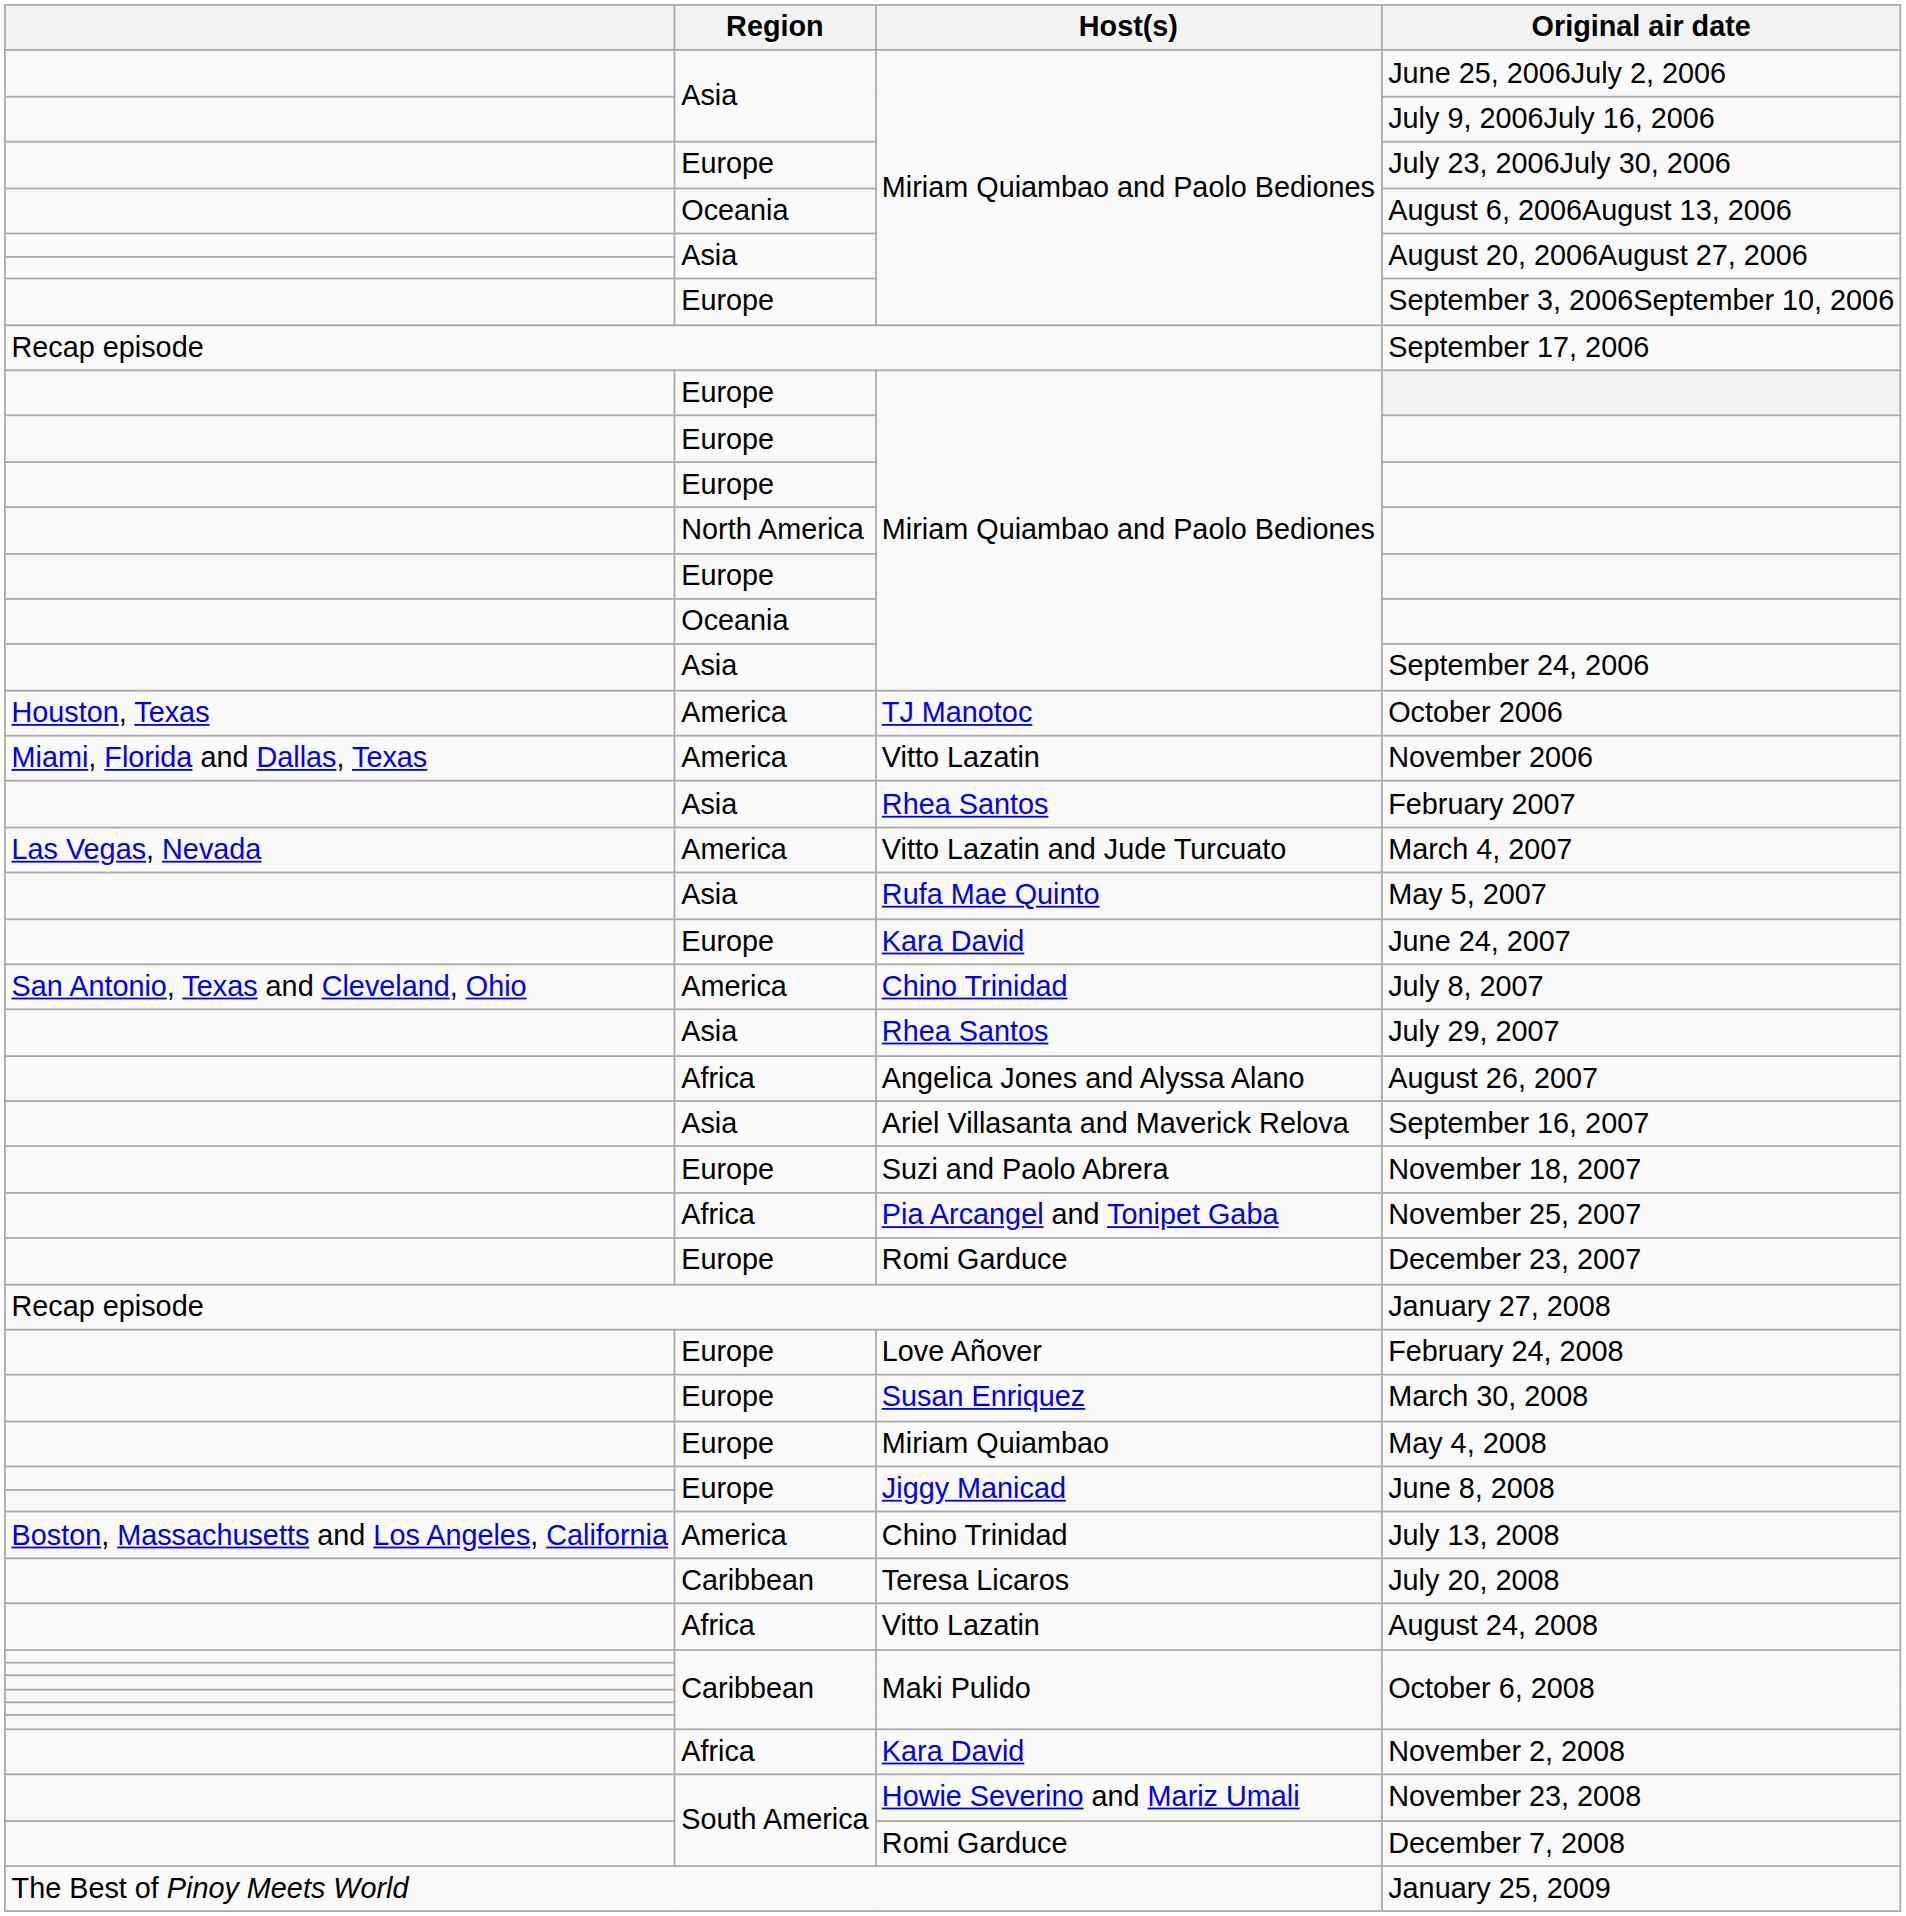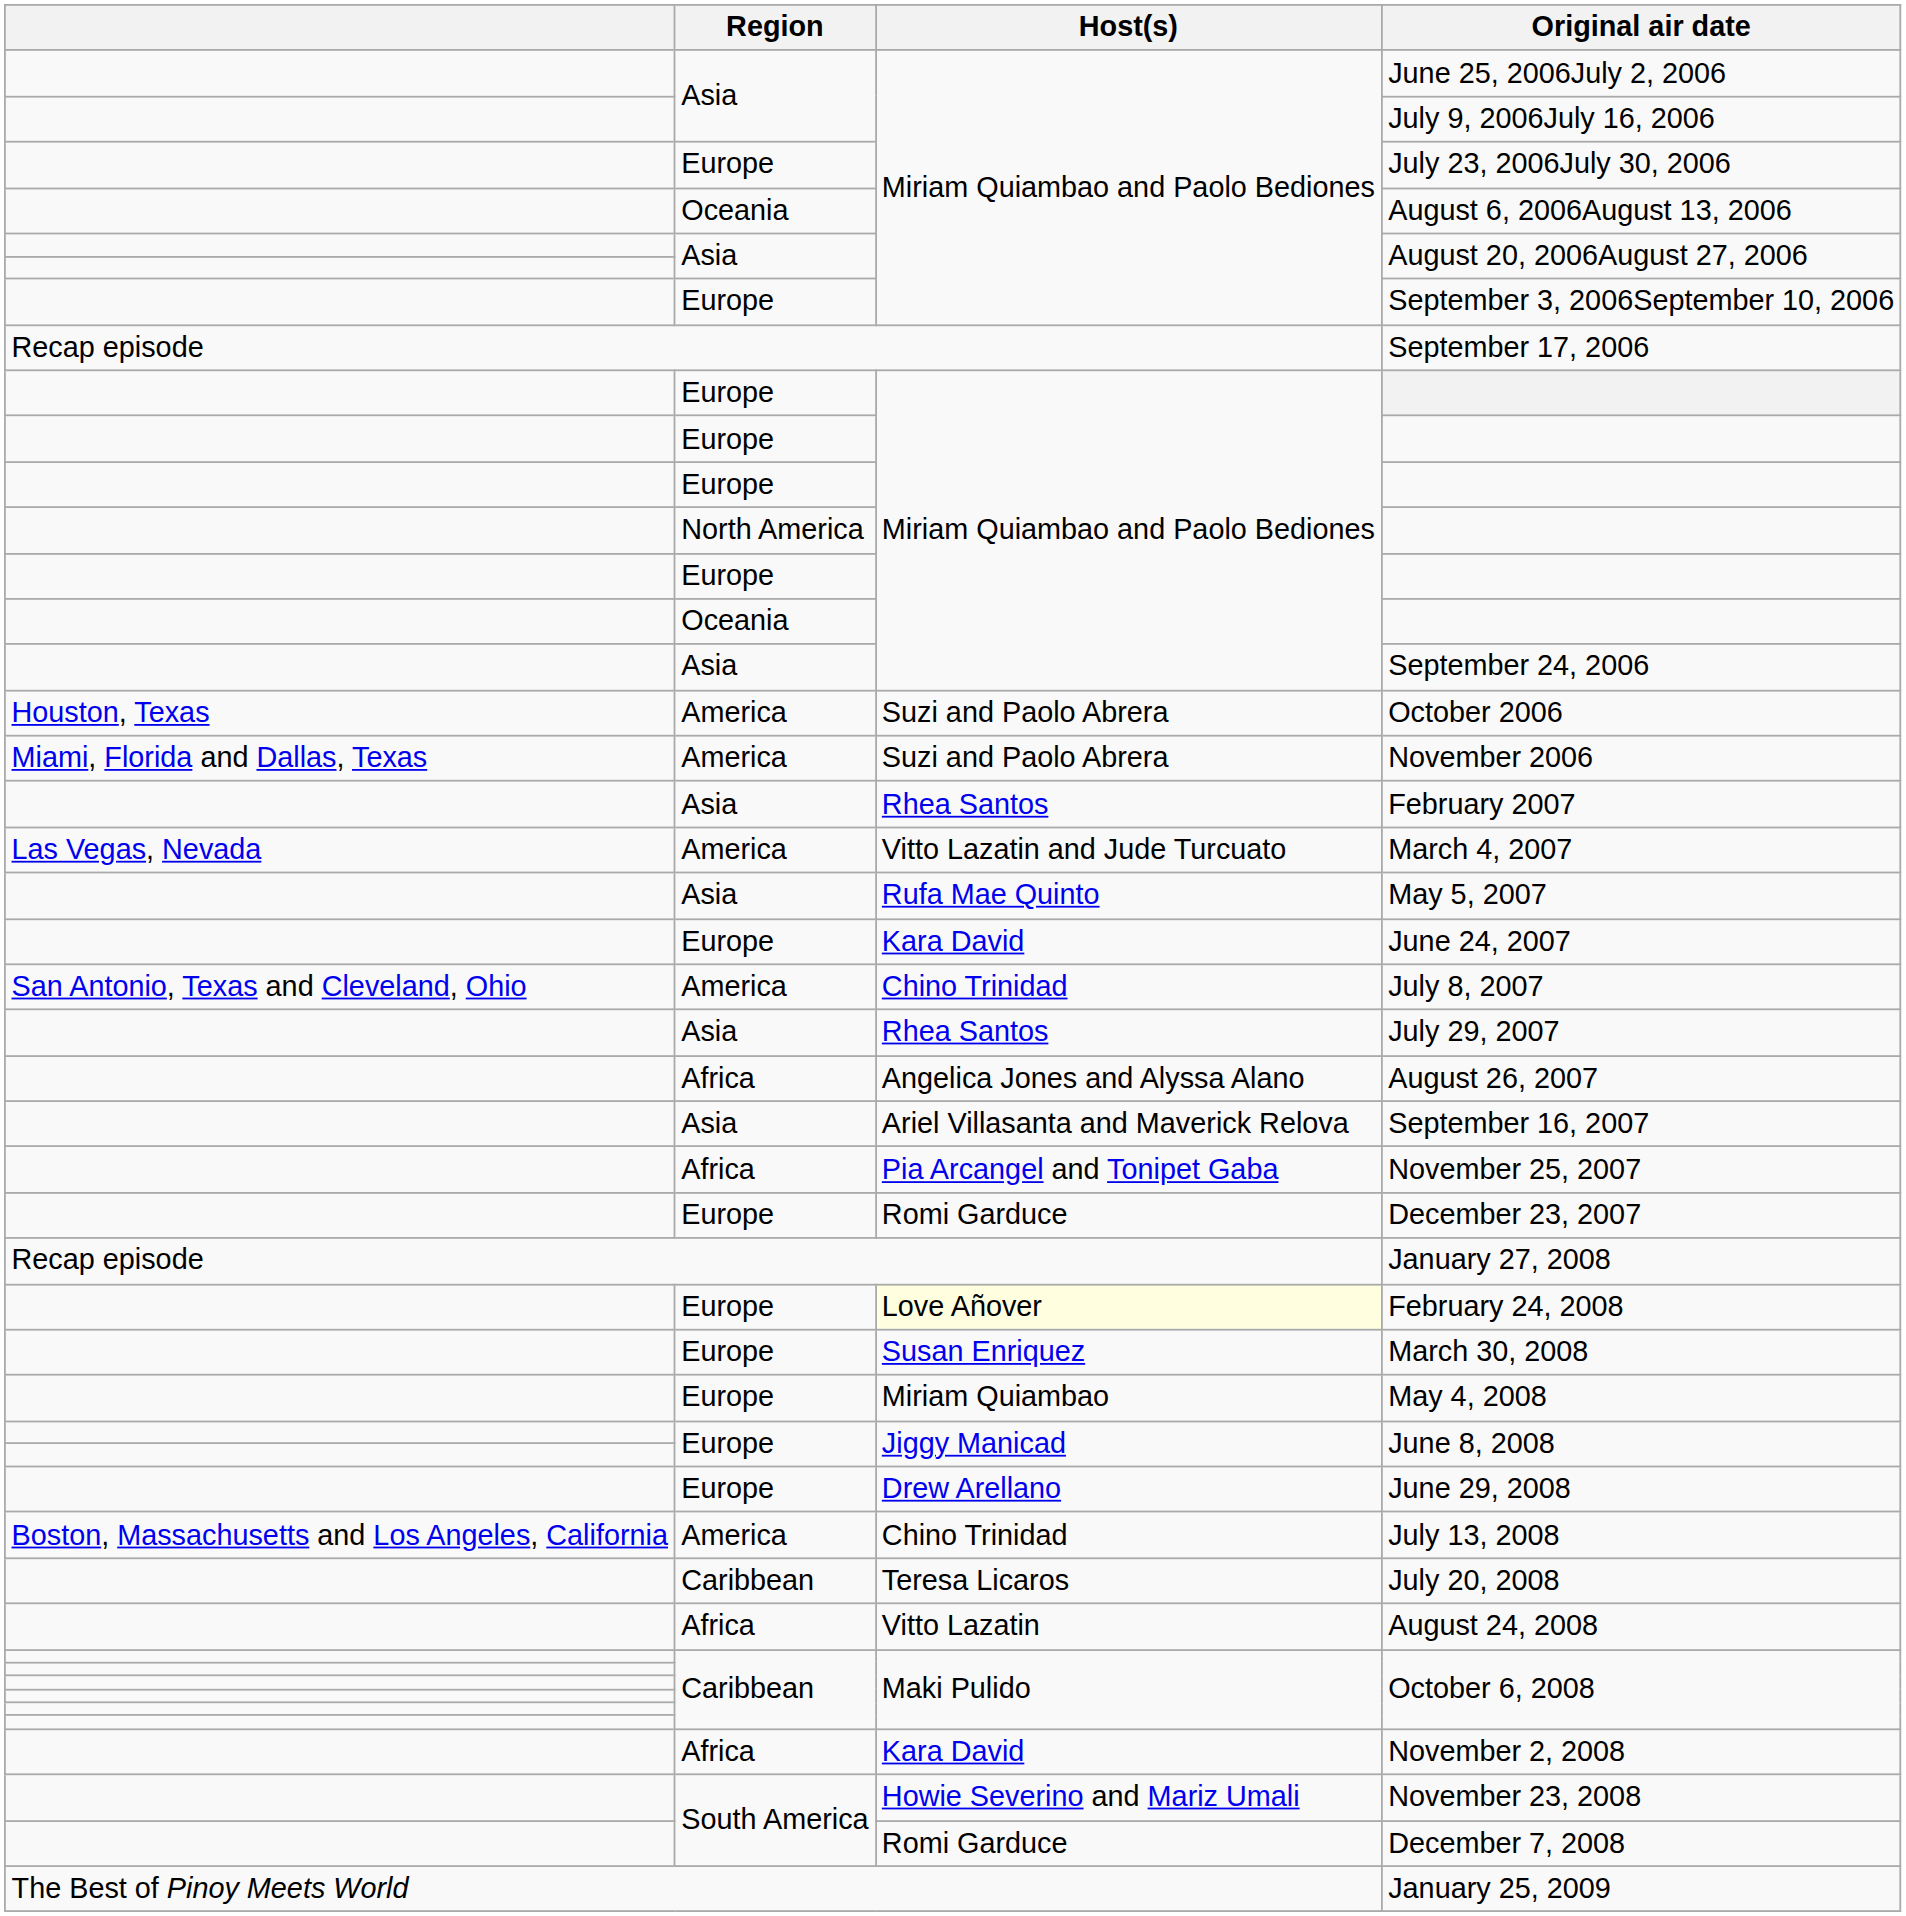(957, 712) TJ Manotoc -> (1025, 712) Suzi and Paolo Abrera
(961, 758) Vitto Lazatin -> (1025, 758) Suzi and Paolo Abrera
- row: (728, 1169)
(962, 1351) no background -> (962, 1306) lightyellow background
+ row: (728, 1488)
